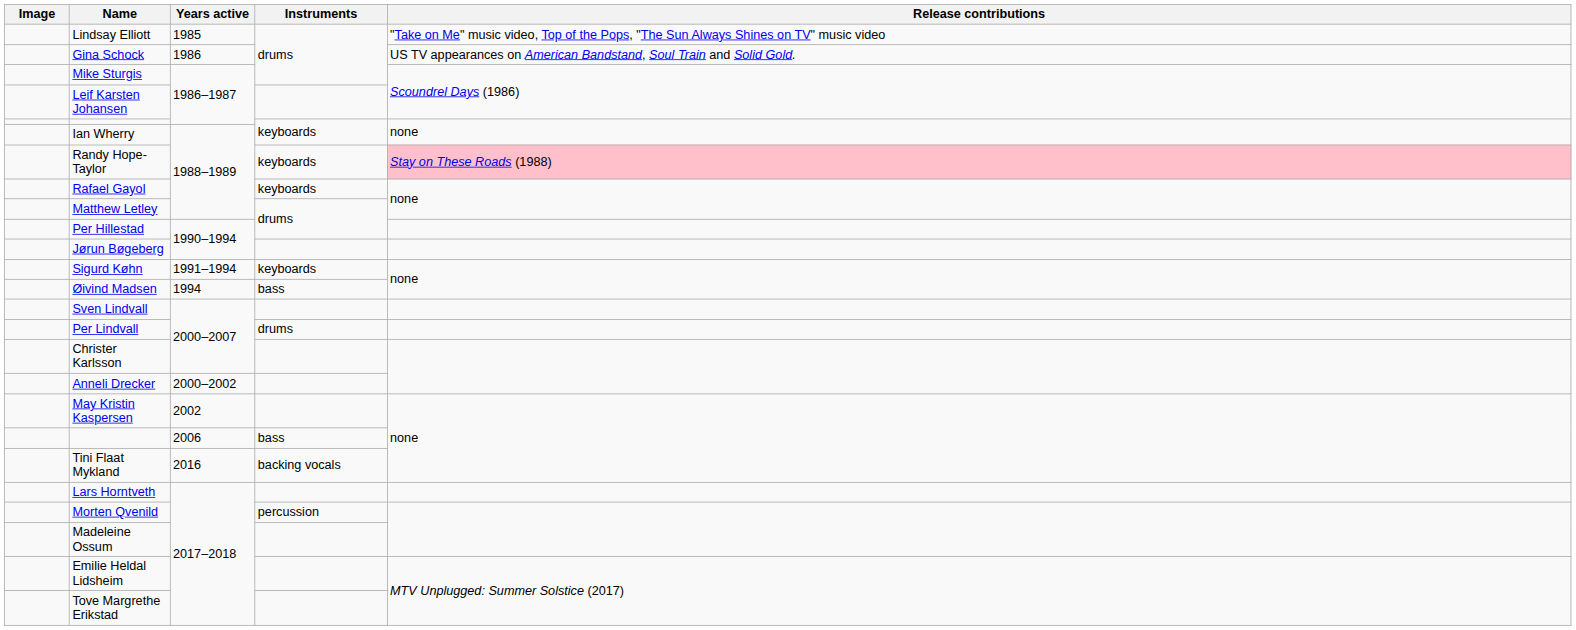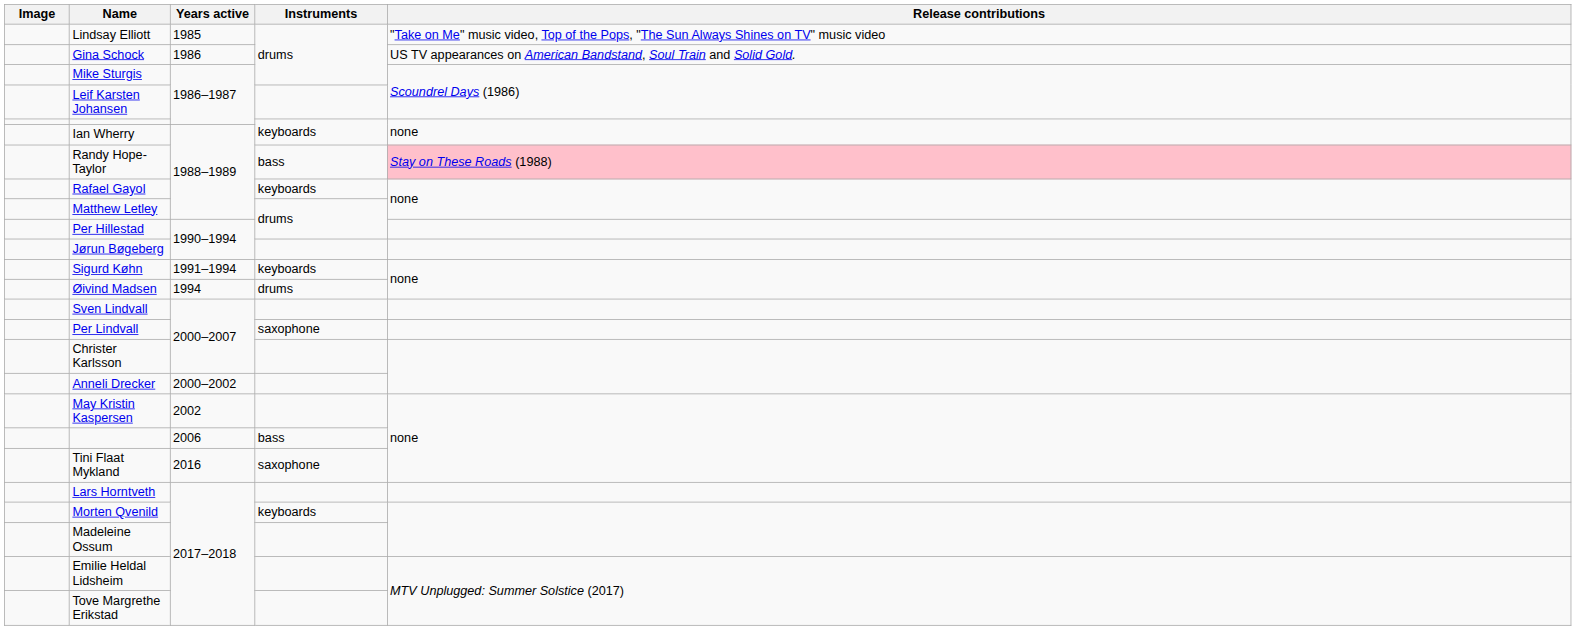(287, 161) keyboards -> (271, 161) bass
(271, 289) bass -> (275, 289) drums
(275, 329) drums -> (289, 329) saxophone
(299, 465) backing vocals -> (289, 465) saxophone
(288, 512) percussion -> (287, 512) keyboards
